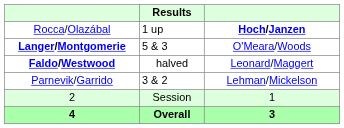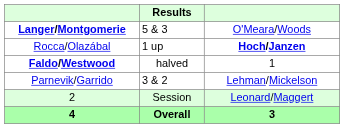rows swapped: (72, 29) <-> (72, 46)
(272, 64) Leonard/Maggert -> (272, 64) 1
(272, 98) 1 -> (272, 98) Leonard/Maggert
